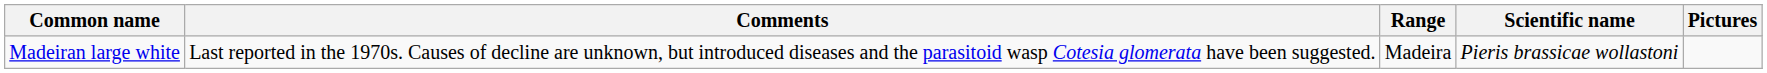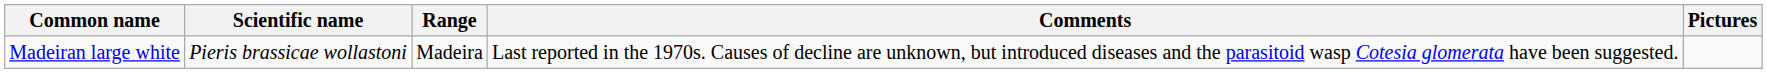columns swapped: (1570, 20) <-> (782, 20)
